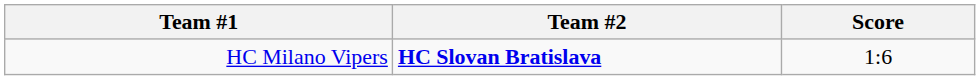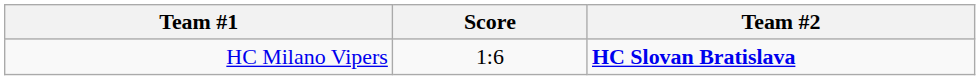columns swapped: (878, 21) <-> (587, 21)
